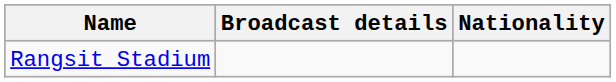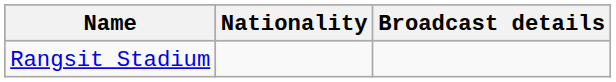columns swapped: (532, 23) <-> (334, 23)
